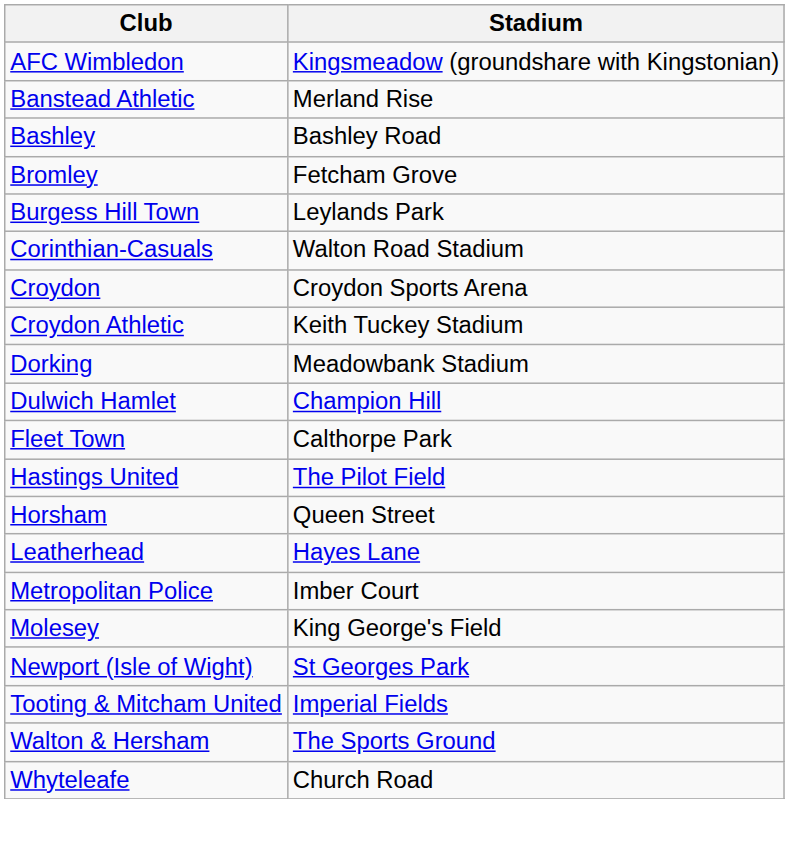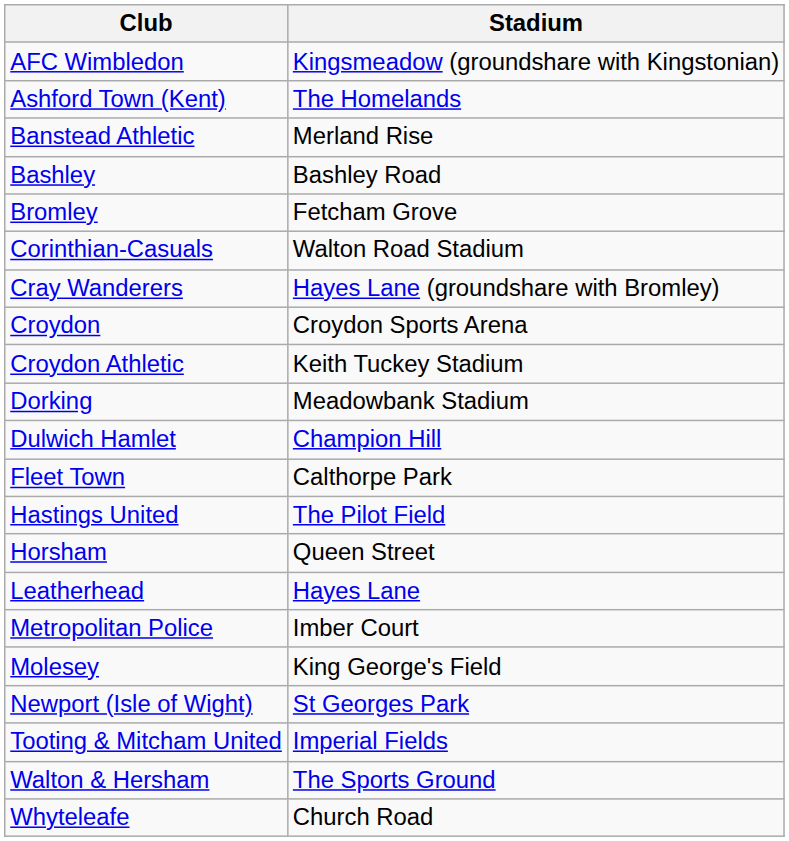+ row: (118, 99)
- row: (105, 212)
+ row: (97, 288)
